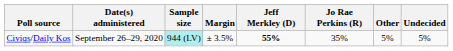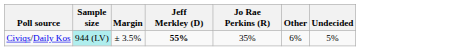- column: (119, 17)
(387, 38) 5% -> (295, 38) 6%
